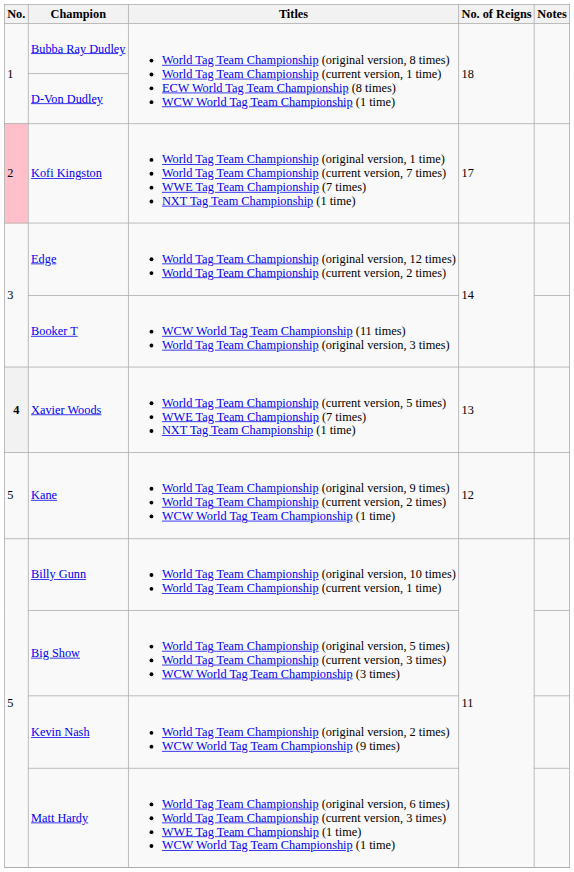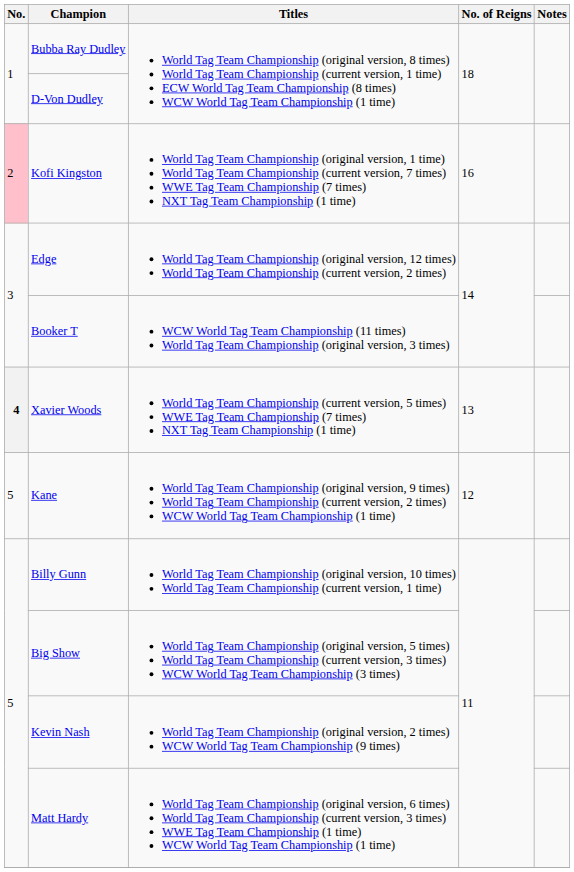(468, 173) 17 -> (468, 173) 16
